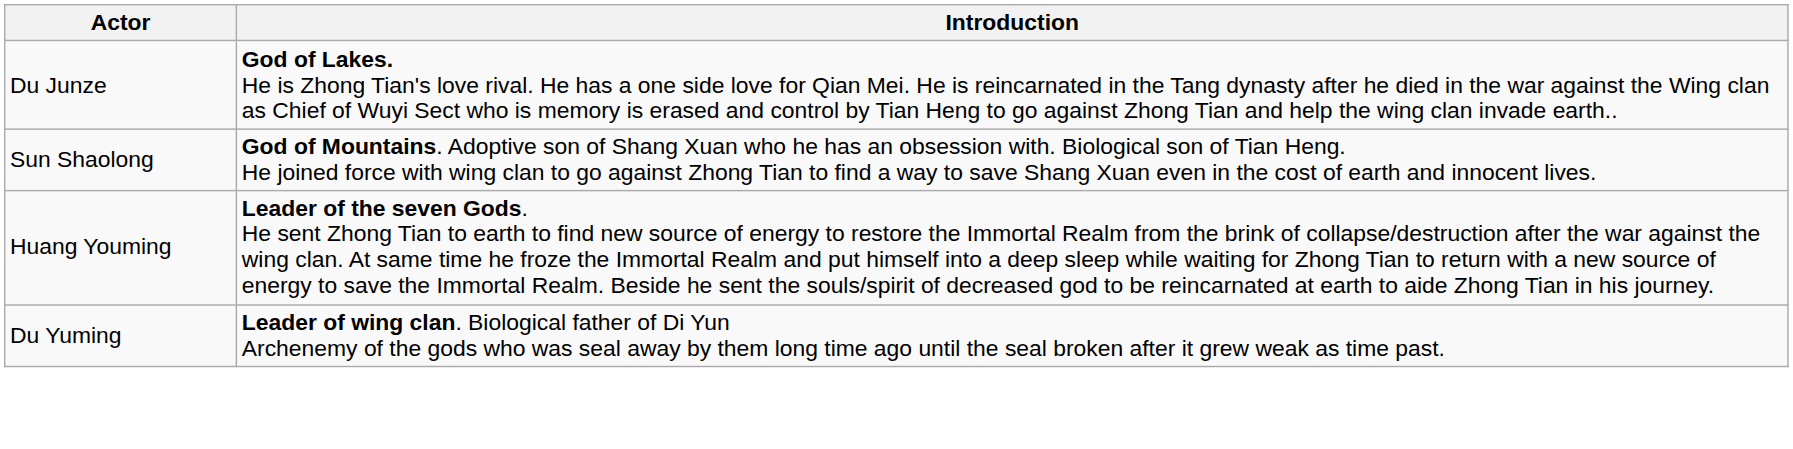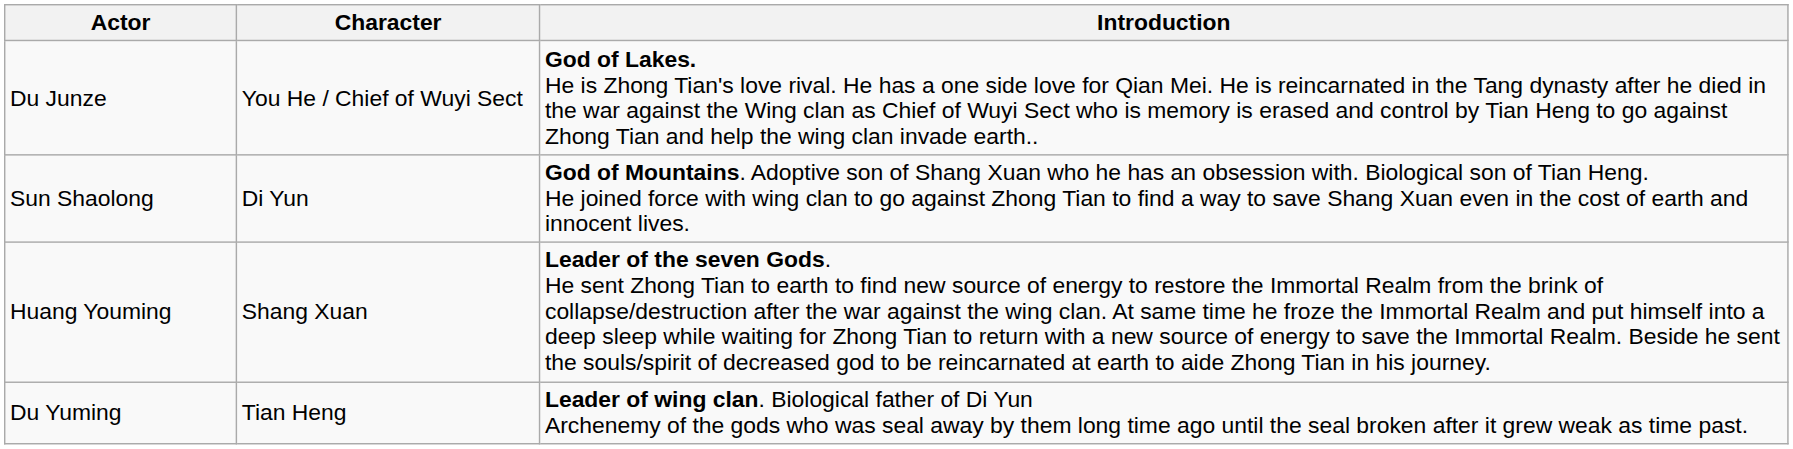+ column: (388, 22)
